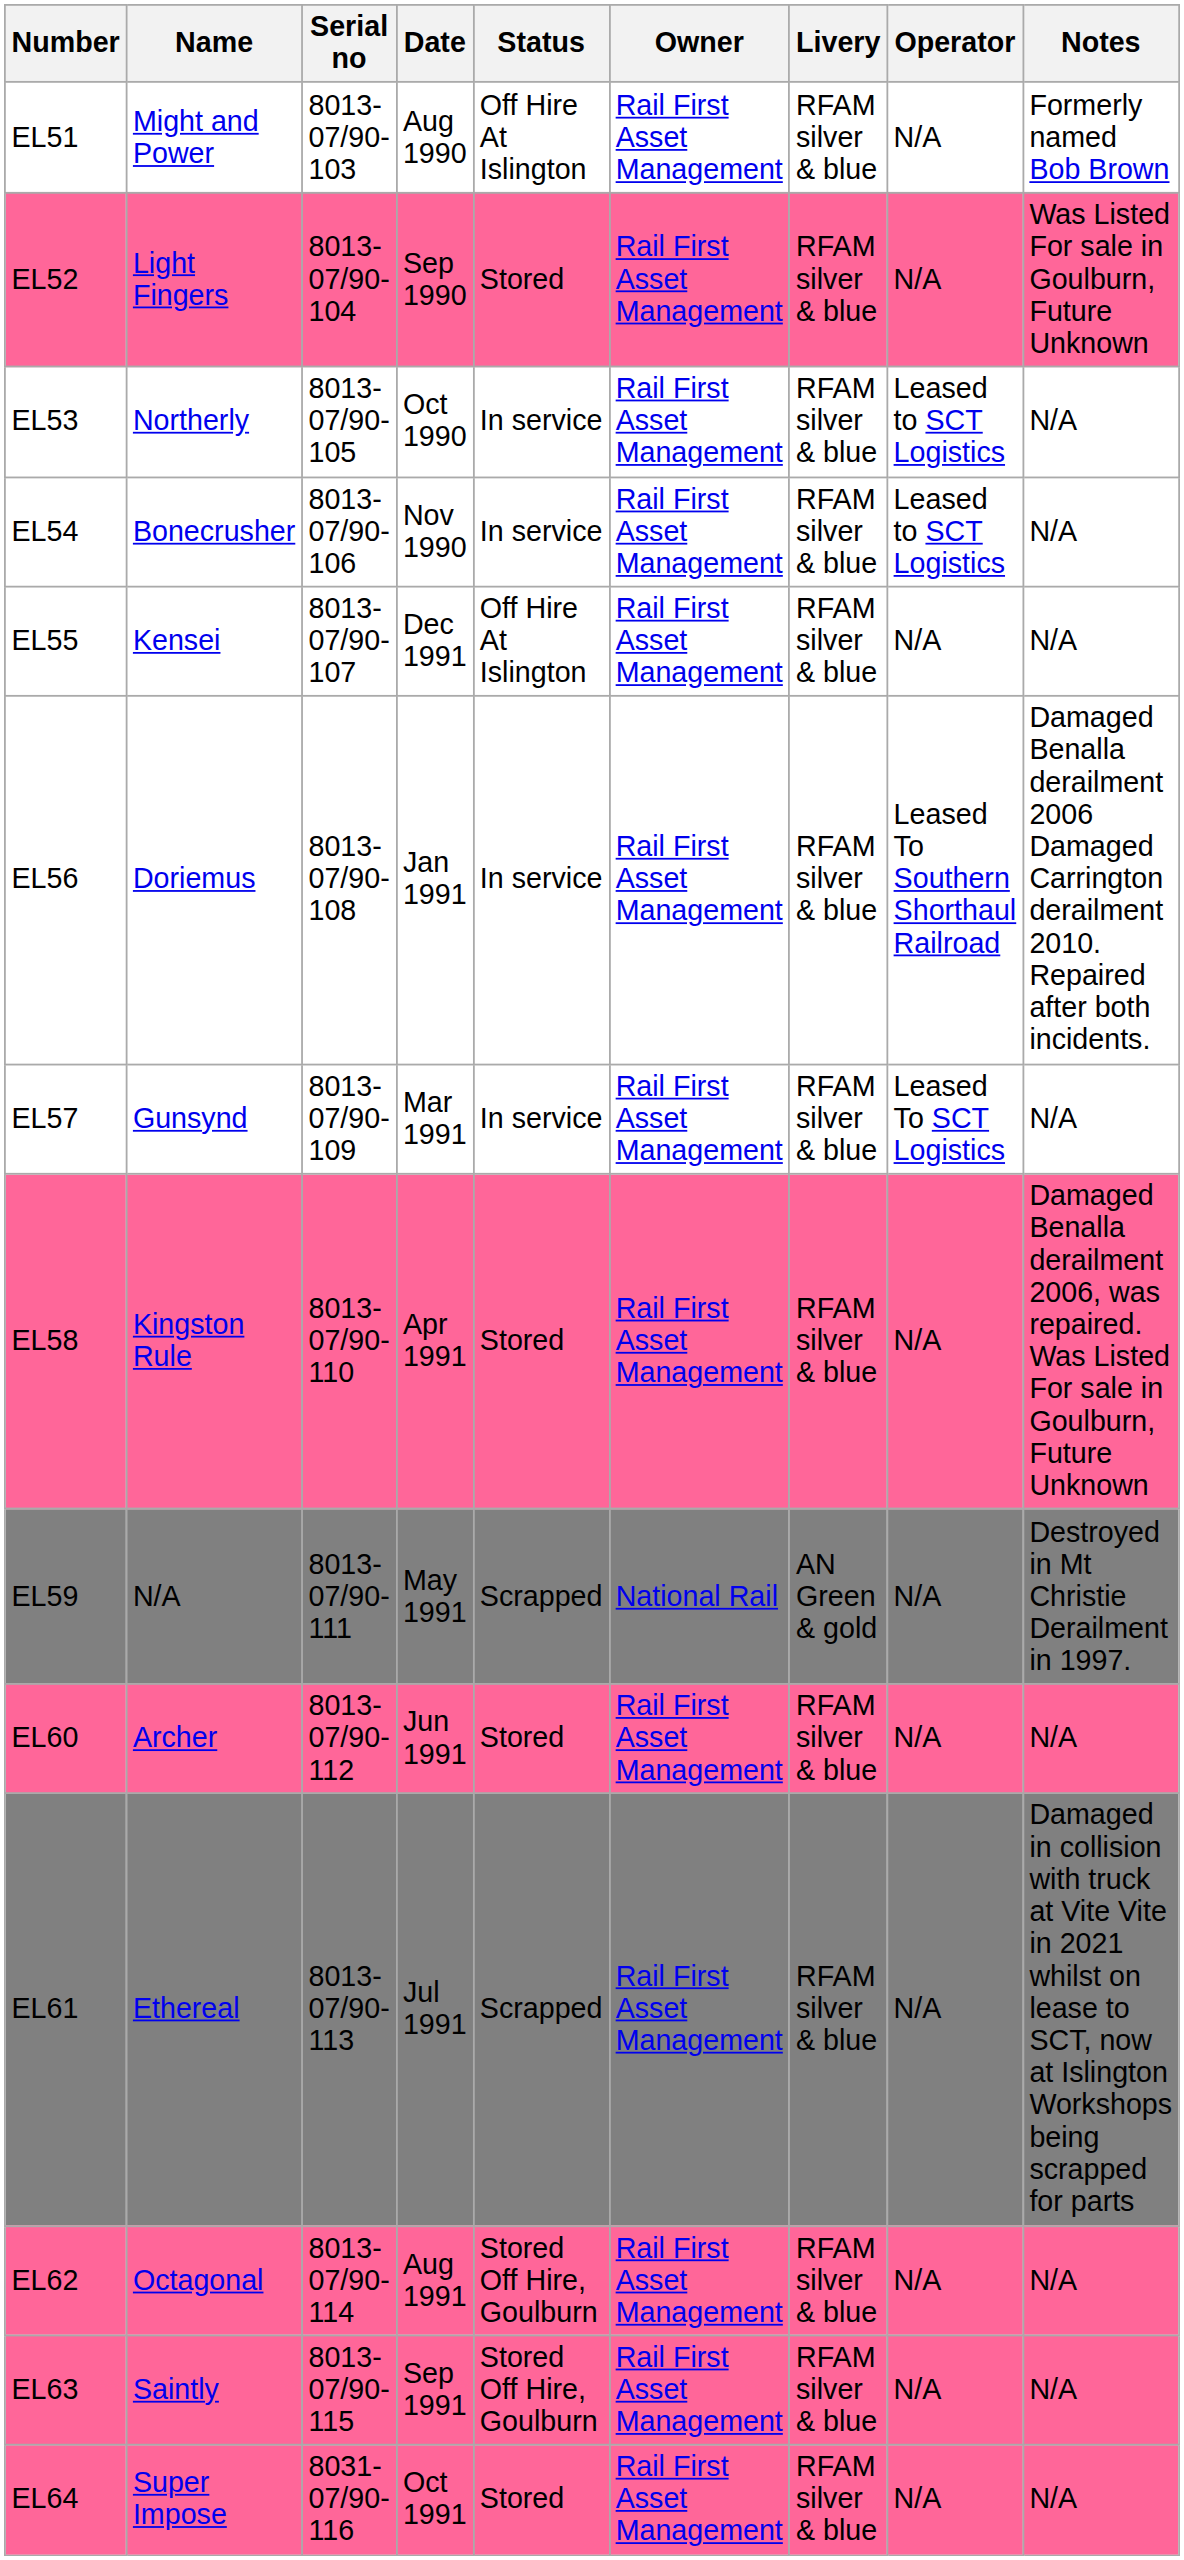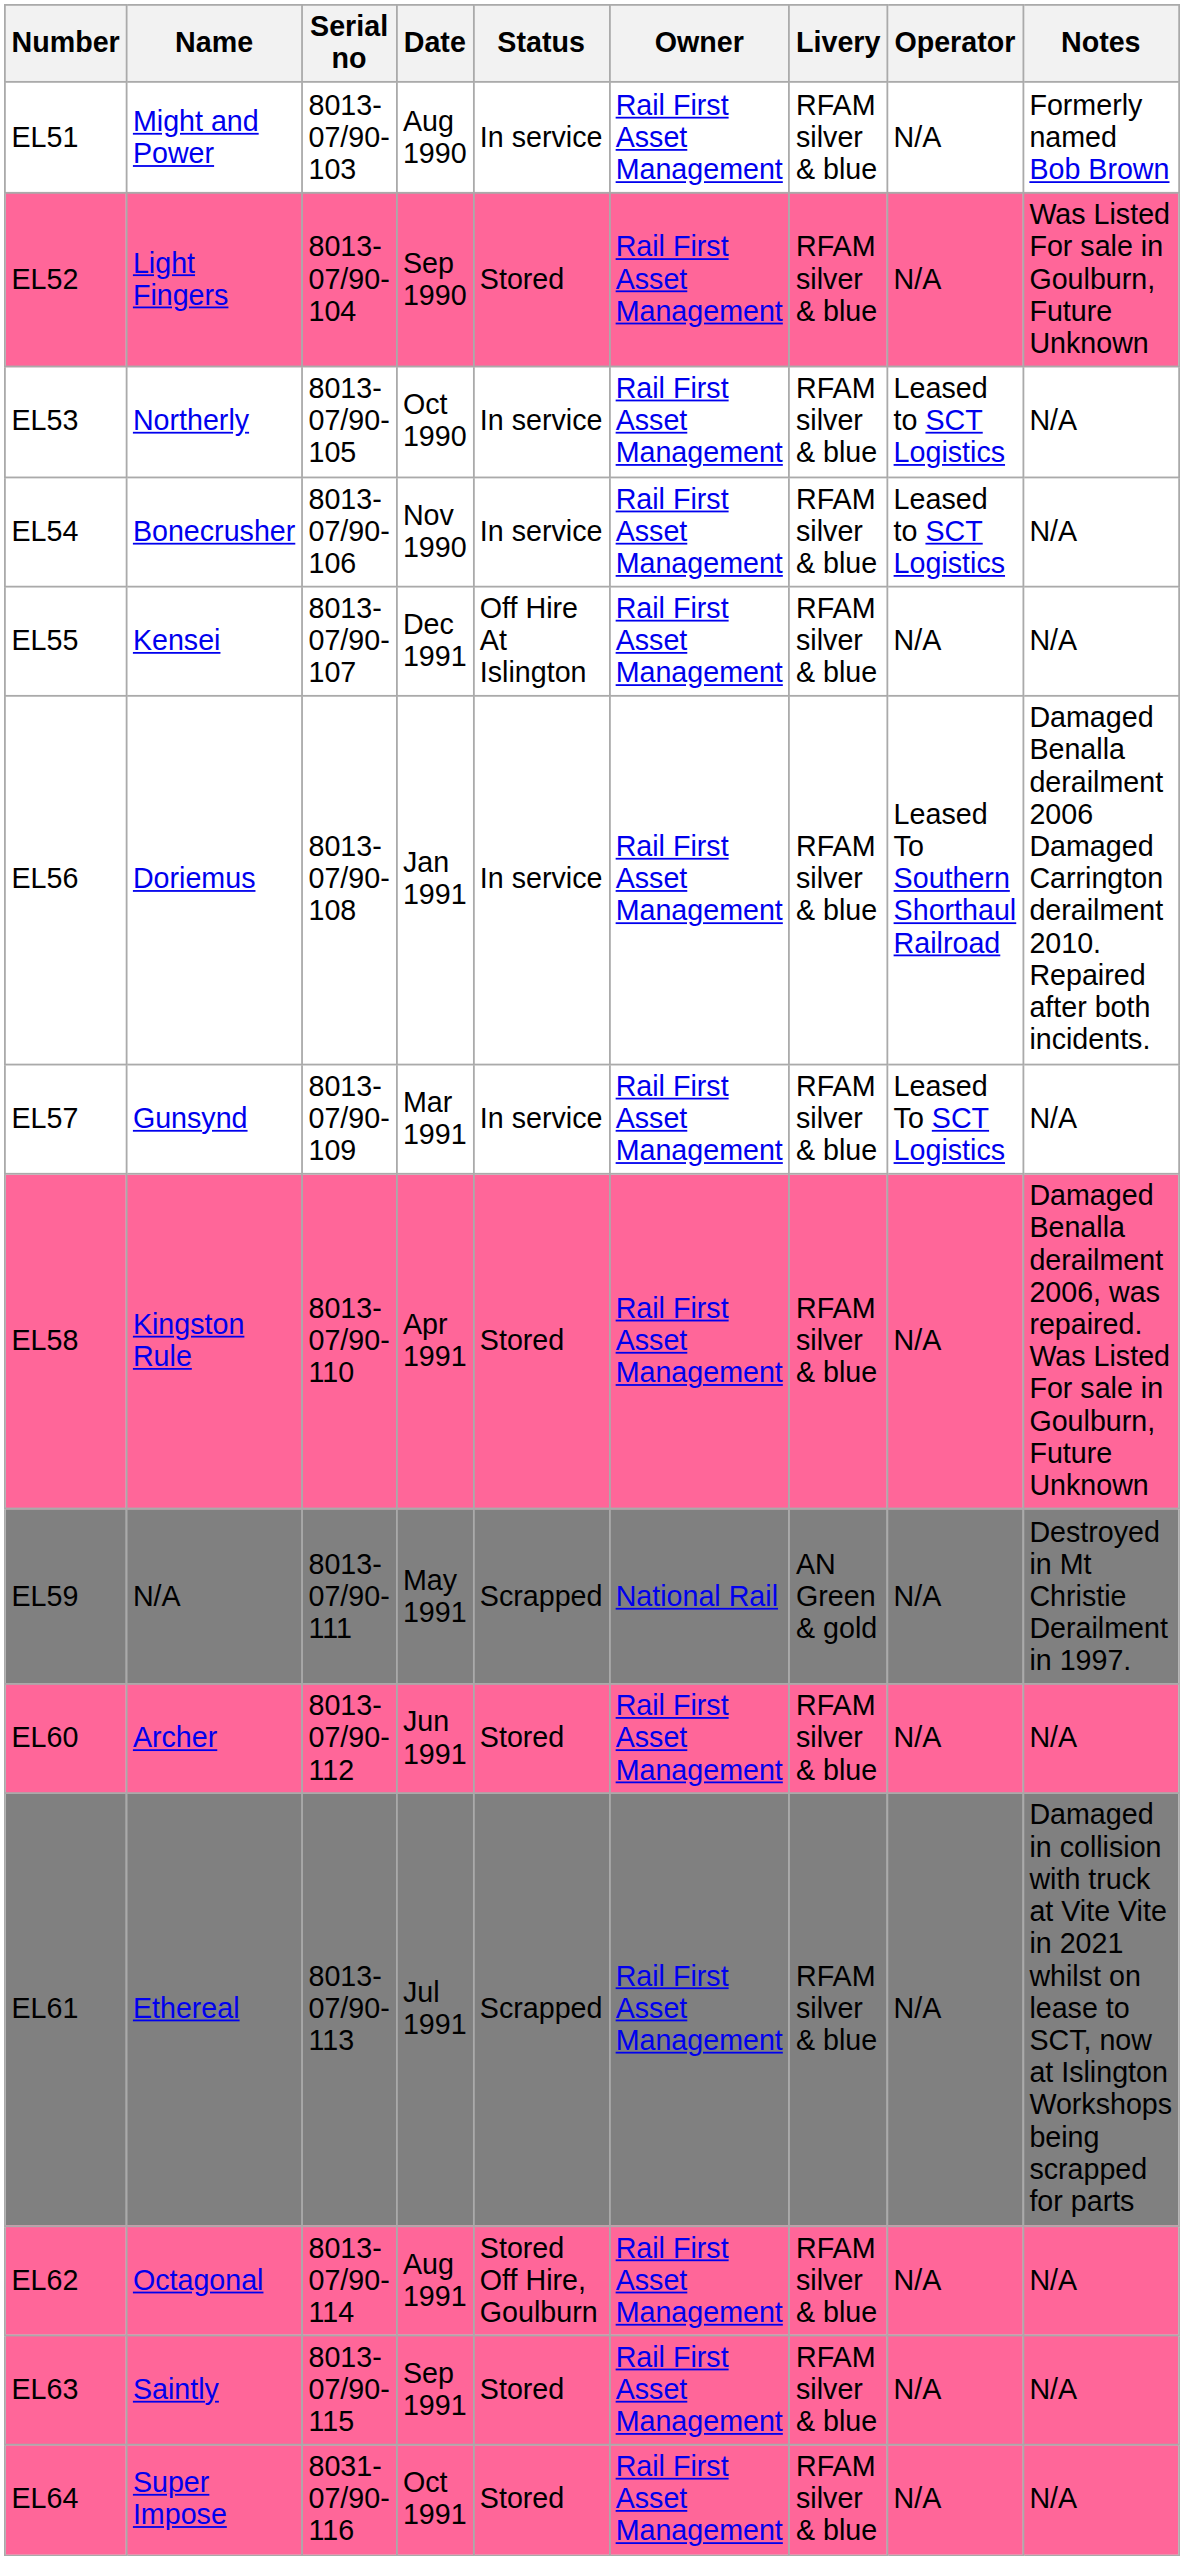(533, 137) Off Hire At Islington -> (541, 137) In service
(539, 2389) Stored Off Hire, Goulburn -> (522, 2389) Stored
